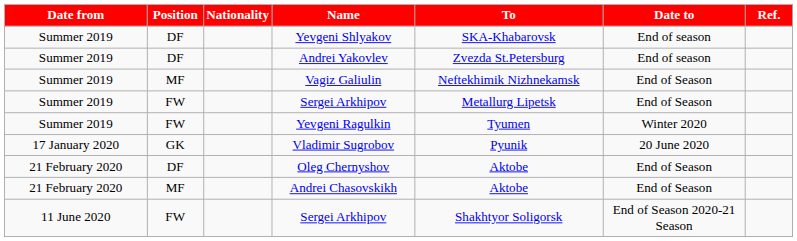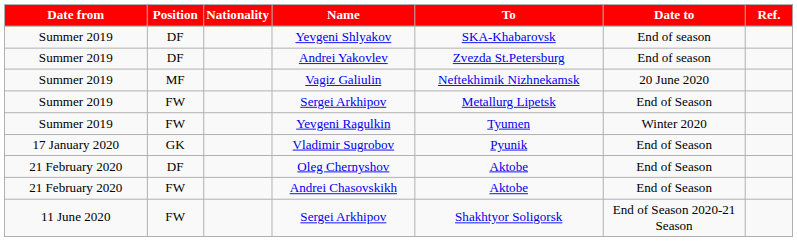(674, 80) End of Season -> (674, 80) 20 June 2020
(674, 145) 20 June 2020 -> (674, 145) End of Season
(175, 188) MF -> (175, 188) FW
